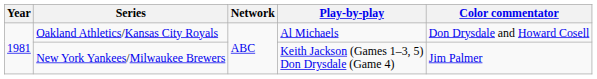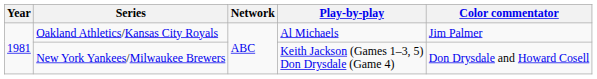(509, 32) Don Drysdale and Howard Cosell -> (456, 32) Jim Palmer
(456, 58) Jim Palmer -> (509, 58) Don Drysdale and Howard Cosell
